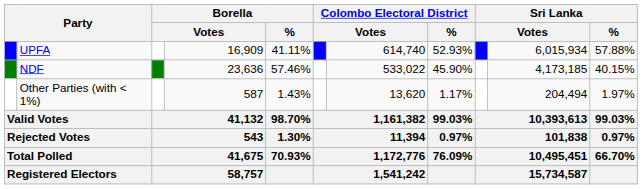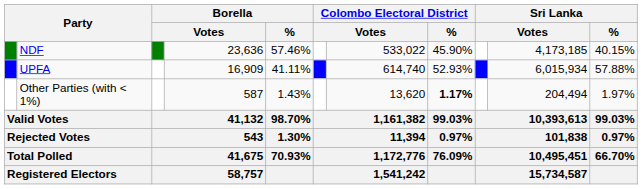rows swapped: (32, 69) <-> (35, 50)
(456, 94) normal -> (456, 94) bold
